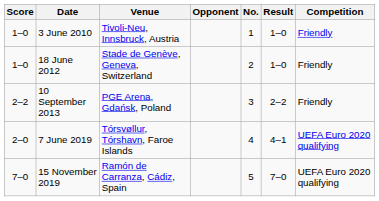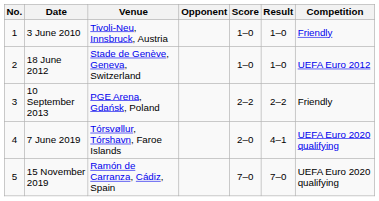columns swapped: (251, 12) <-> (20, 12)
(315, 65) Friendly -> (334, 65) UEFA Euro 2012
